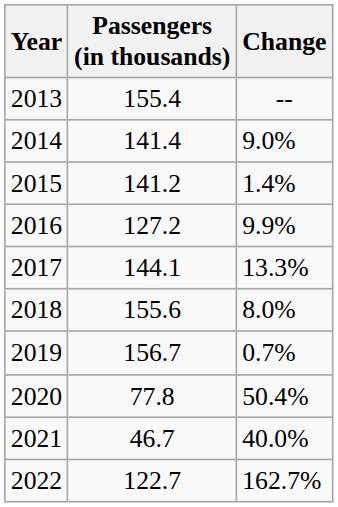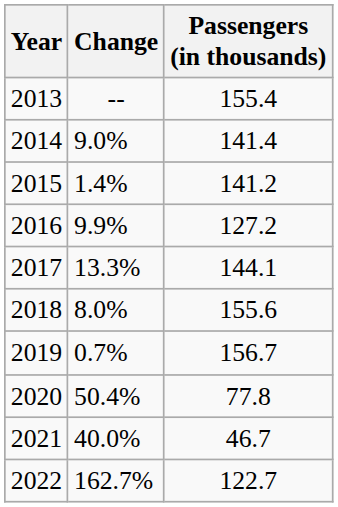columns swapped: (152, 41) <-> (284, 41)
